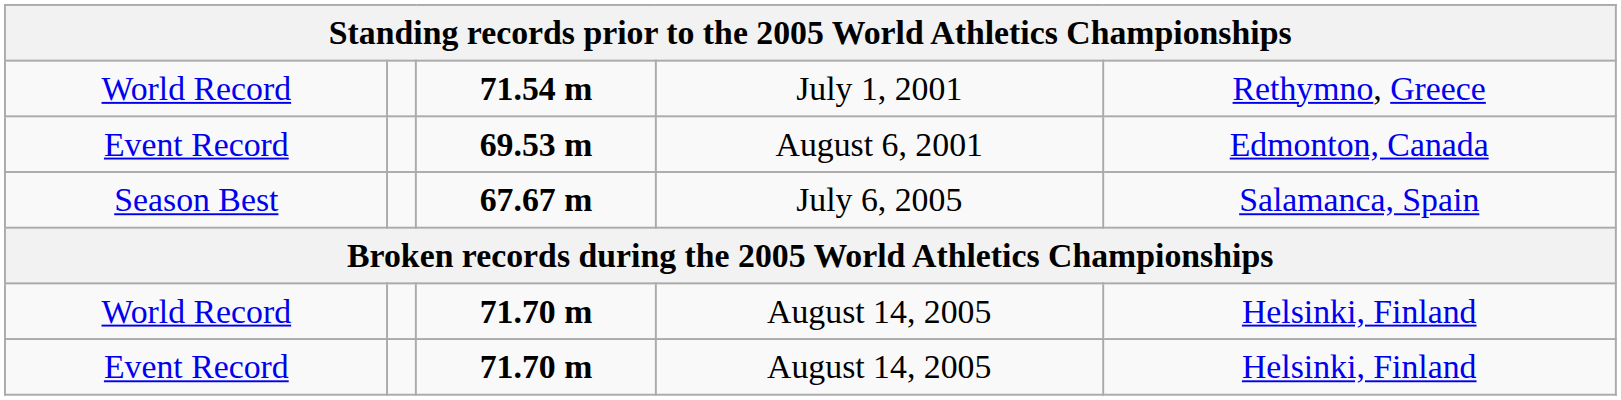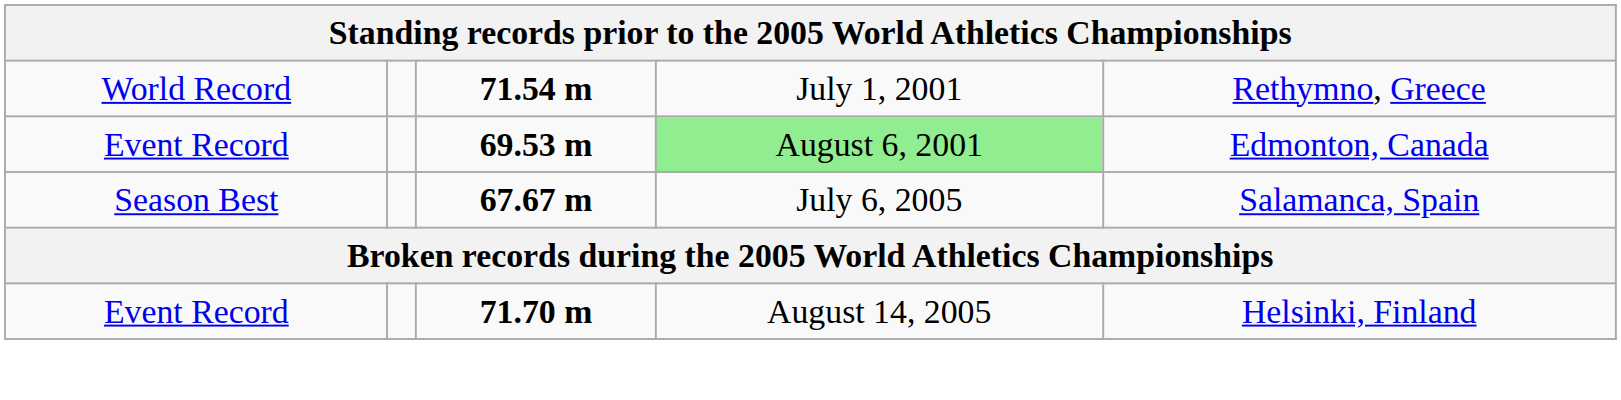(879, 143) no background -> (879, 143) lightgreen background
- row: (196, 310)
